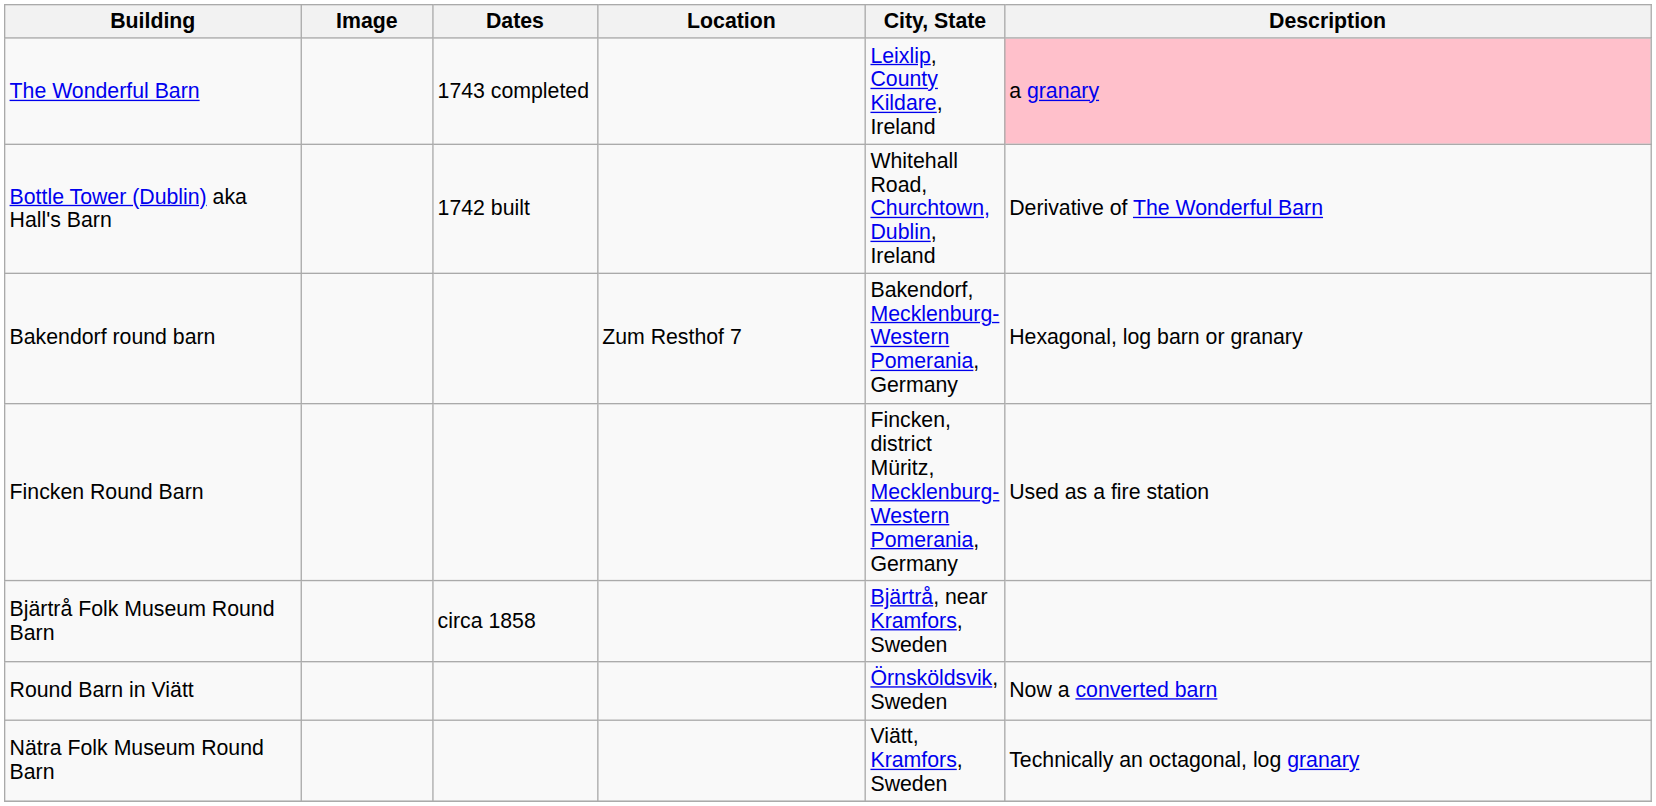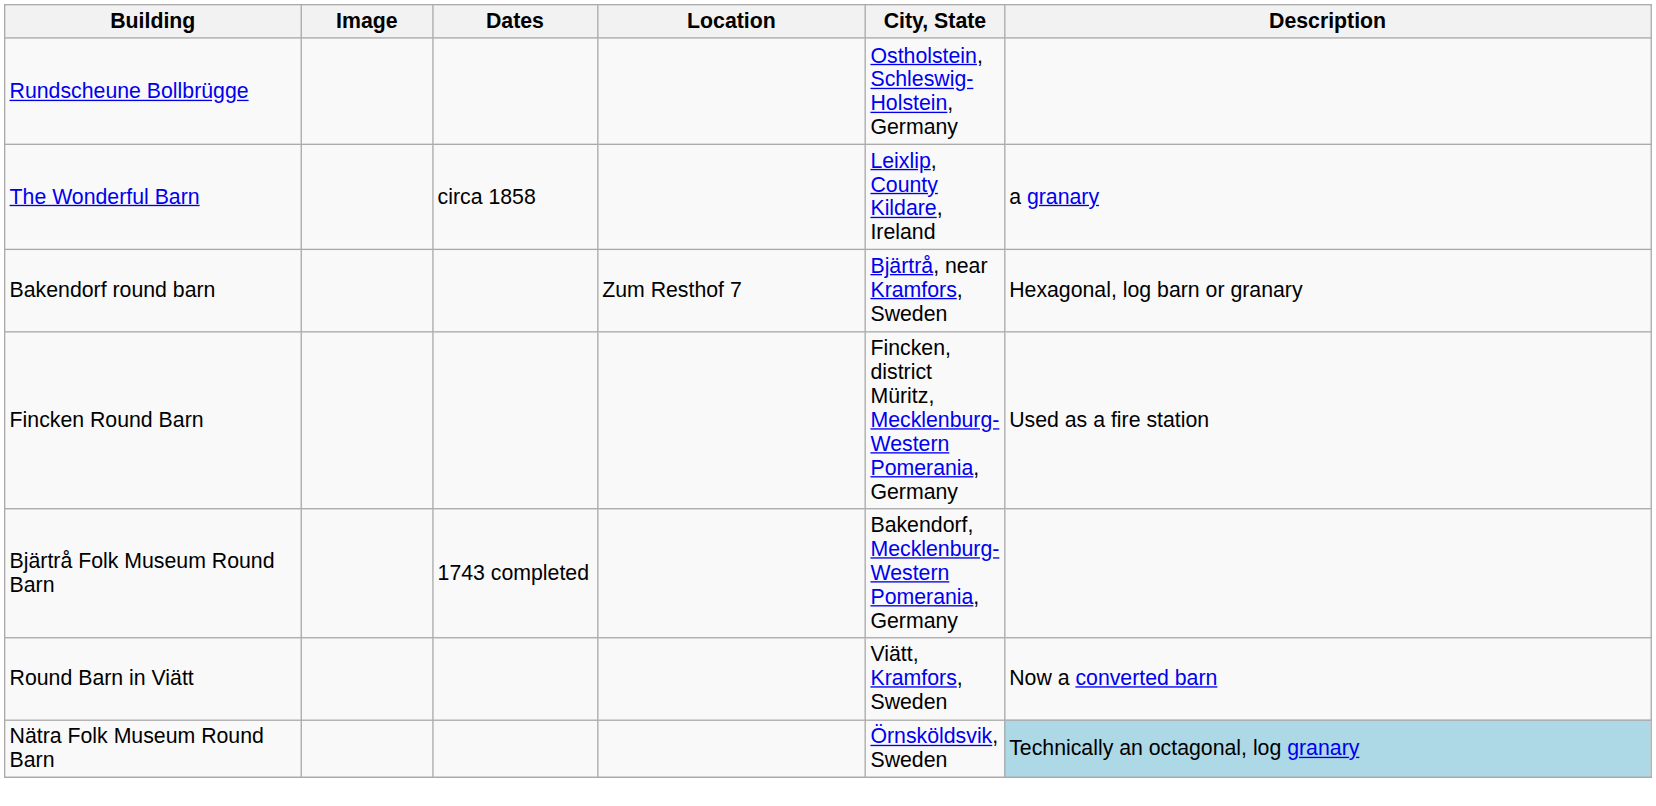+ row: (129, 91)
(513, 91) 1743 completed -> (487, 196) circa 1858
(1054, 91) pink background -> (1054, 196) no background
- row: (128, 208)
(935, 338) Bakendorf, Mecklenburg-Western Pomerania, Germany -> (929, 290) Bjärtrå, near Kramfors, Sweden
(487, 621) circa 1858 -> (513, 573) 1743 completed
(929, 621) Bjärtrå, near Kramfors, Sweden -> (935, 573) Bakendorf, Mecklenburg-Western Pomerania, Germany
(934, 690) Örnsköldsvik, Sweden -> (917, 678) Viätt, Kramfors, Sweden
(917, 760) Viätt, Kramfors, Sweden -> (934, 748) Örnsköldsvik, Sweden
(1184, 760) no background -> (1184, 748) lightblue background
